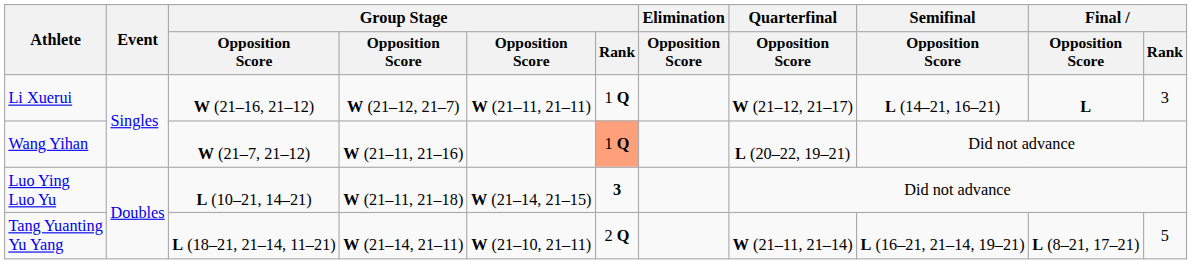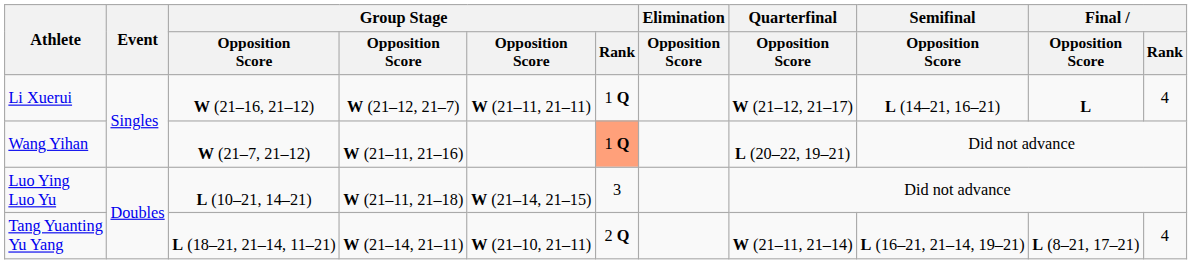(1165, 98) 3 -> (1165, 98) 4
(617, 190) bold -> (617, 190) normal
(1165, 236) 5 -> (1165, 236) 4
